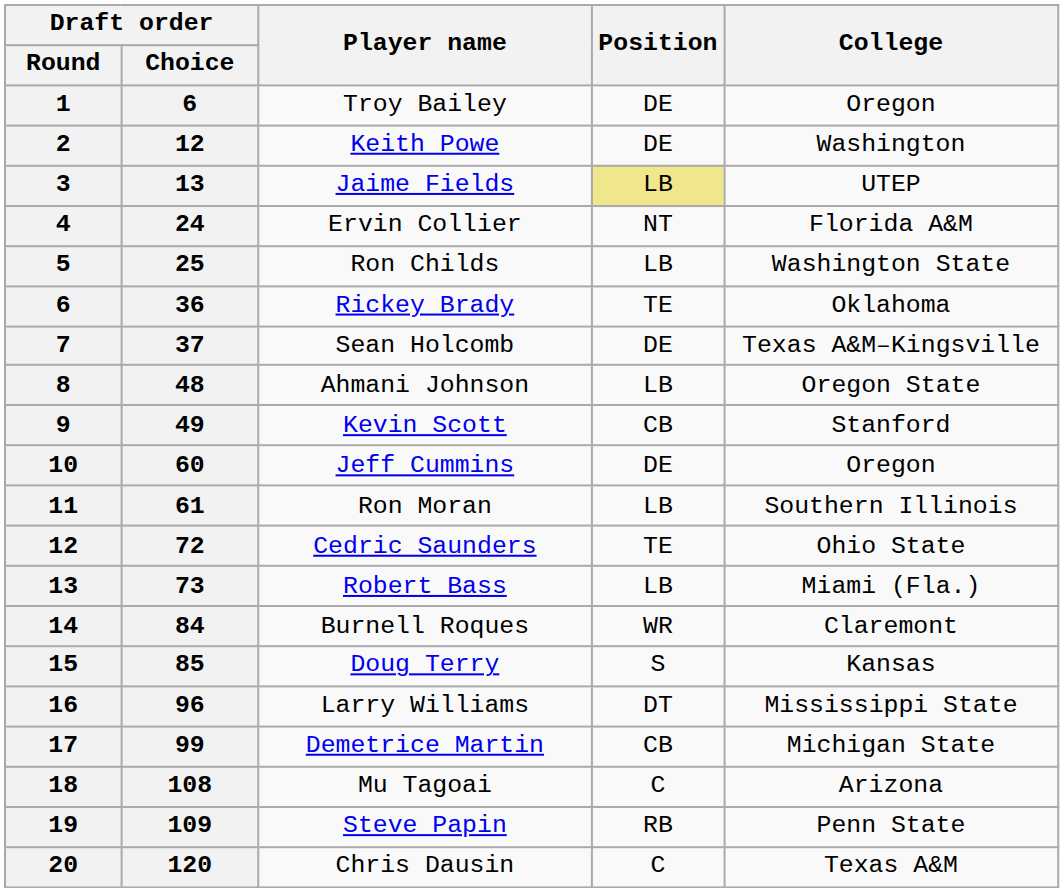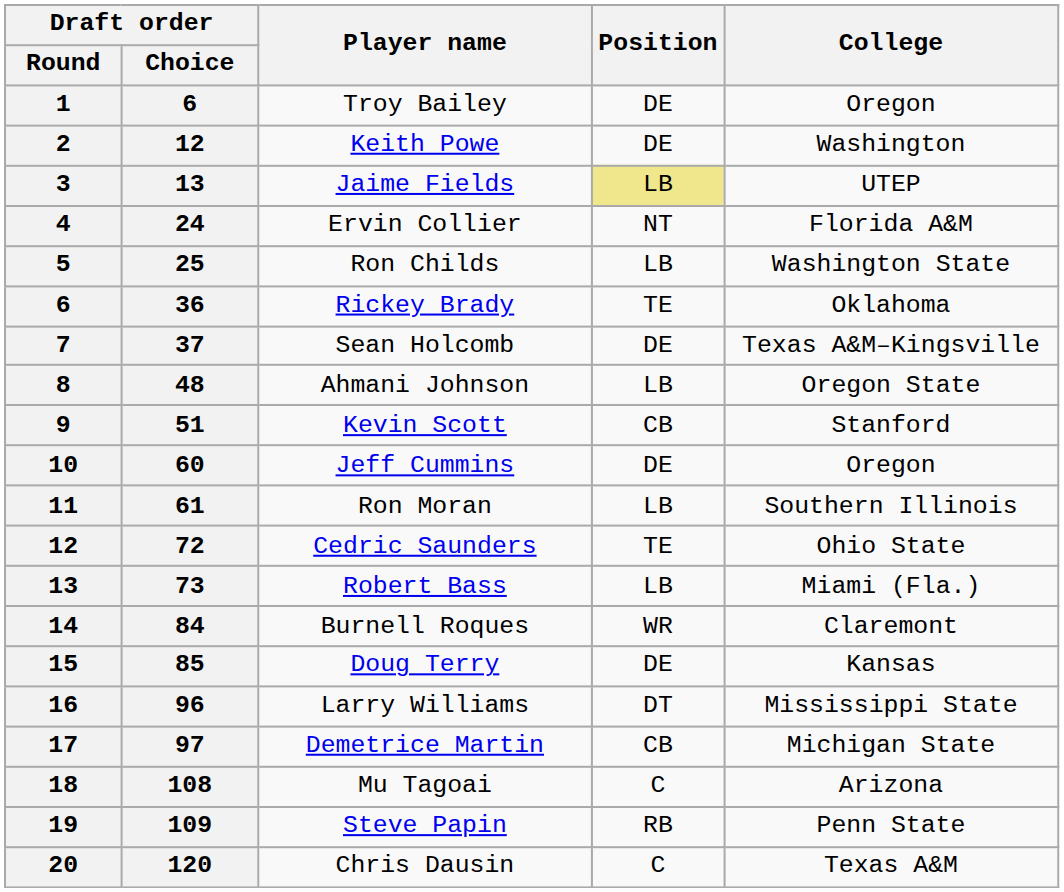(190, 426) 49 -> (190, 426) 51
(658, 667) S -> (658, 667) DE
(190, 747) 99 -> (190, 747) 97
